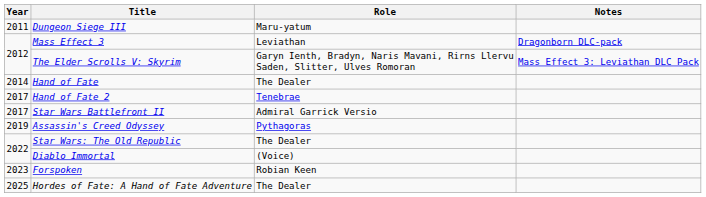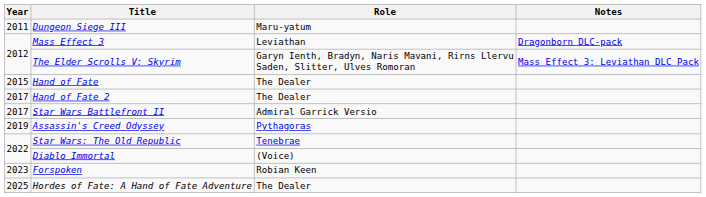(17, 82) 2014 -> (17, 82) 2015
(278, 96) Tenebrae -> (284, 96) The Dealer
(284, 141) The Dealer -> (278, 141) Tenebrae
